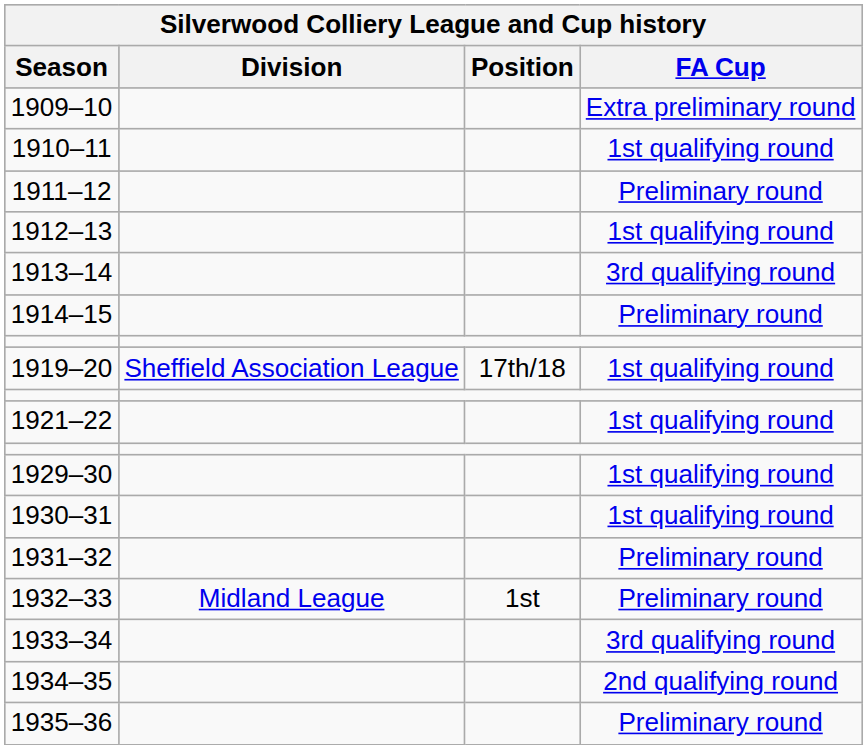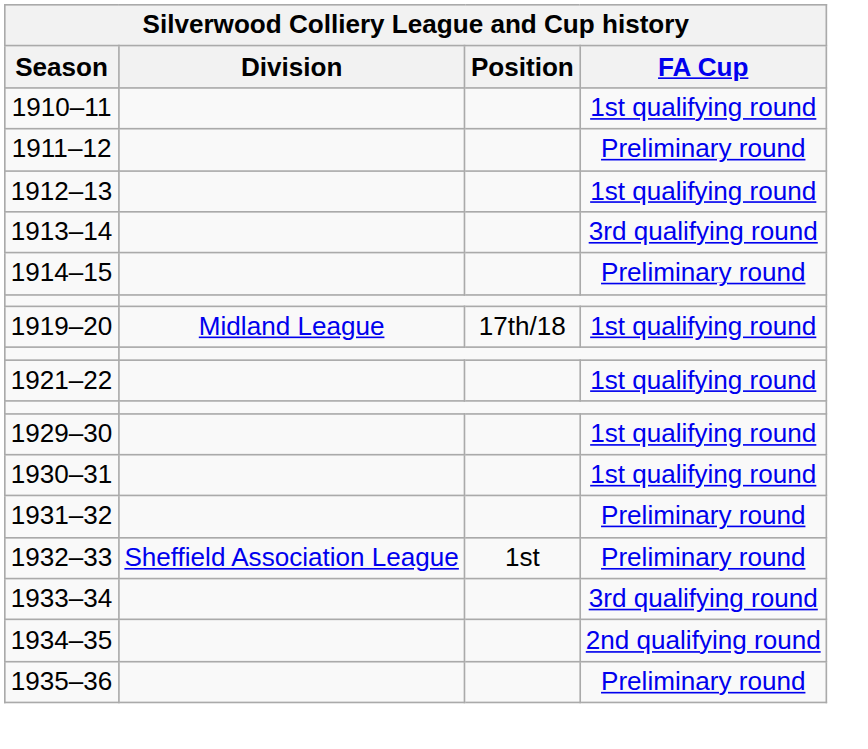- row: (62, 107)
(292, 368) Sheffield Association League -> (292, 326) Midland League
(292, 598) Midland League -> (292, 557) Sheffield Association League
